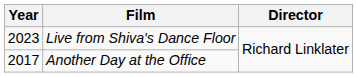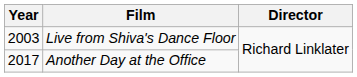(24, 38) 2023 -> (24, 38) 2003
